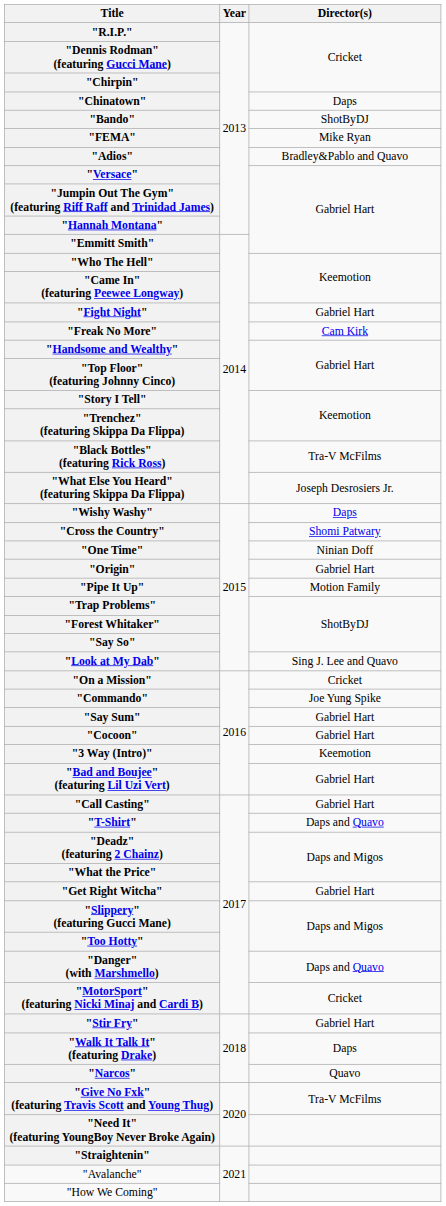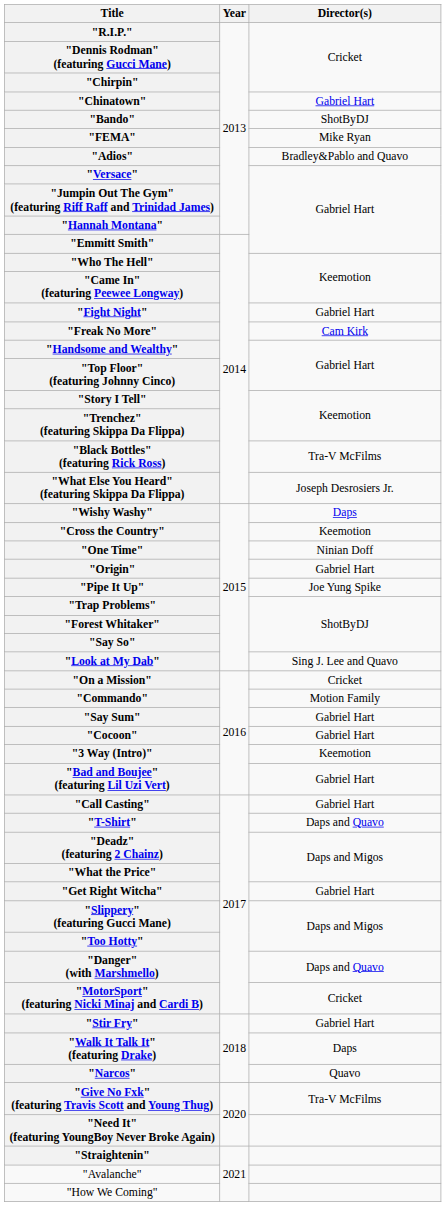(345, 100) Daps -> (345, 100) Gabriel Hart
(345, 531) Shomi Patwary -> (345, 531) Keemotion
(345, 587) Motion Family -> (345, 587) Joe Yung Spike
(345, 698) Joe Yung Spike -> (345, 698) Motion Family
